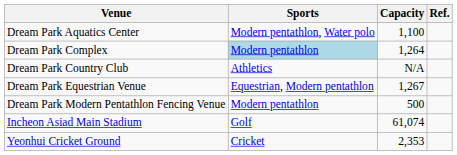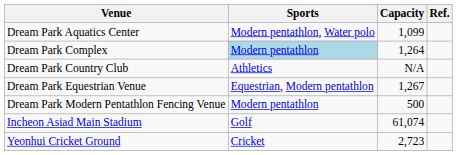(411, 31) 1,100 -> (411, 31) 1,099
(411, 141) 2,353 -> (411, 141) 2,723
